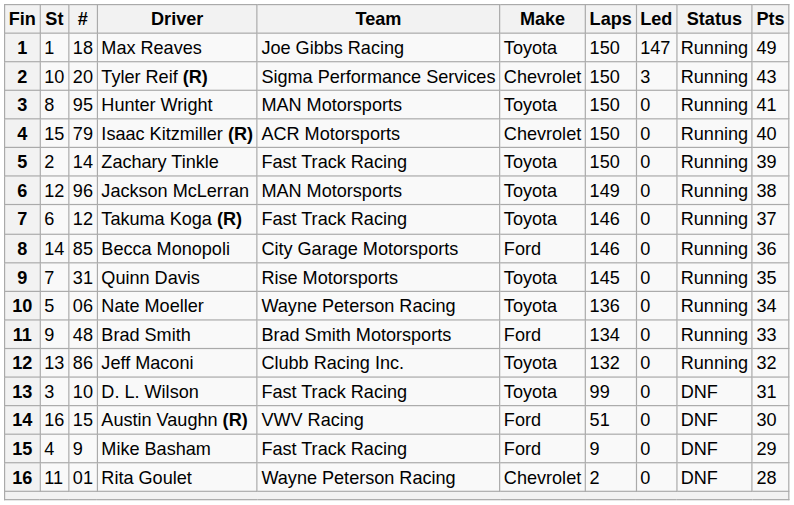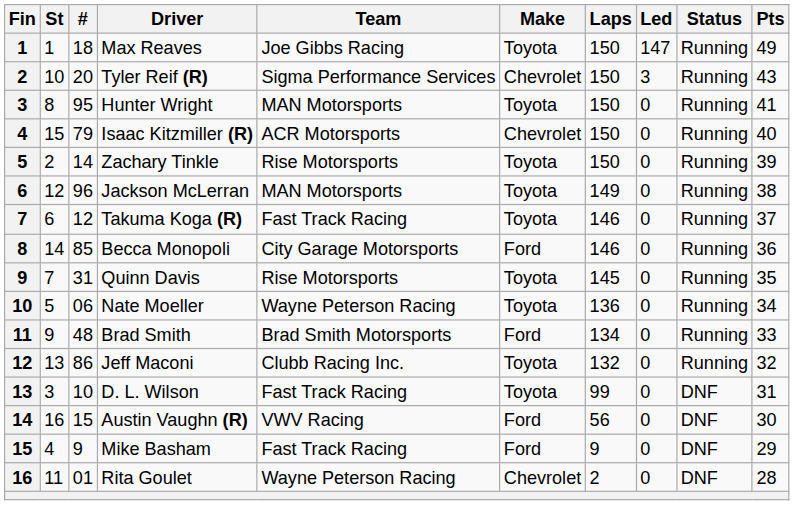(334, 162) Fast Track Racing -> (330, 162) Rise Motorsports
(600, 420) 51 -> (600, 420) 56
